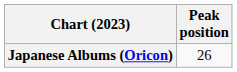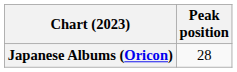(204, 55) 26 -> (204, 55) 28
